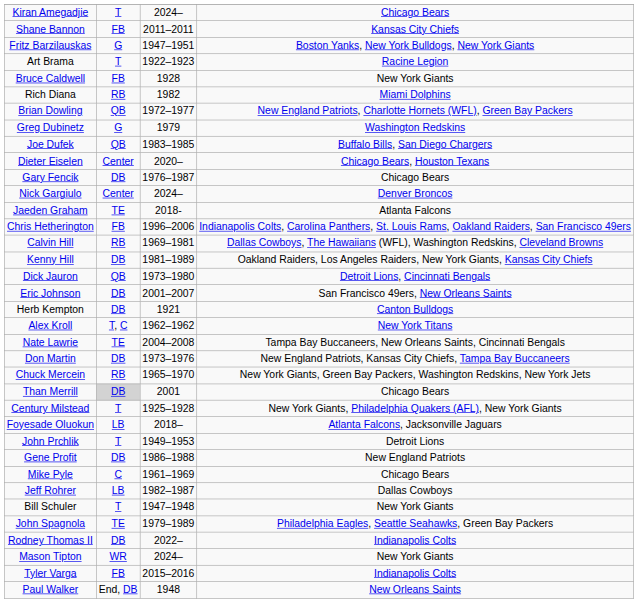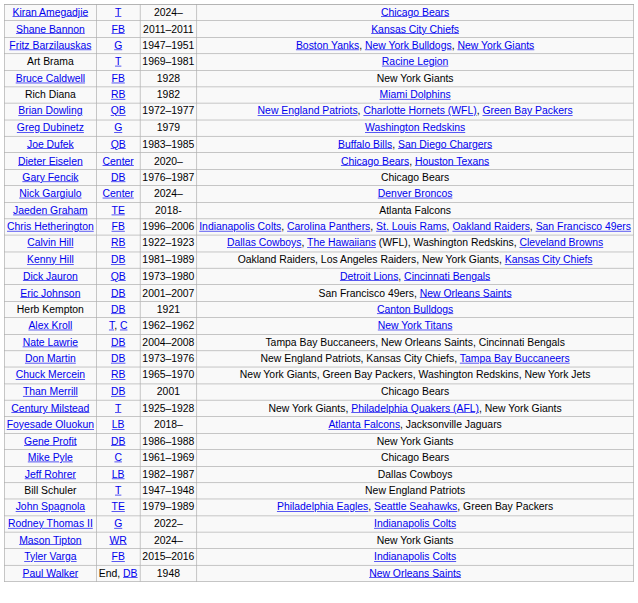(168, 62) 1922–1923 -> (168, 62) 1969–1981
(168, 243) 1969–1981 -> (168, 243) 1922–1923
(118, 342) TE -> (118, 342) DB
(118, 392) lightgrey background -> (118, 392) no background
- row: (50, 441)
(415, 458) New England Patriots -> (415, 441) New York Giants
(415, 507) New York Giants -> (415, 491) New England Patriots
(118, 540) DB -> (118, 524) G
